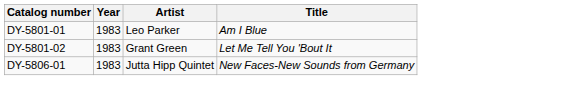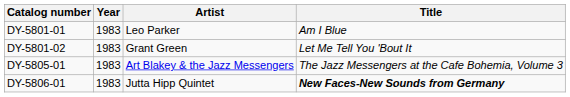+ row: (36, 65)
(317, 65) normal -> (402, 83) bold
